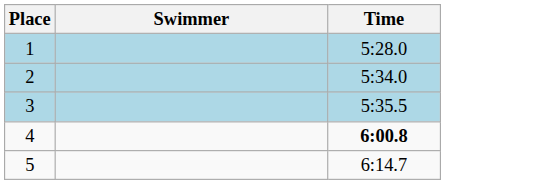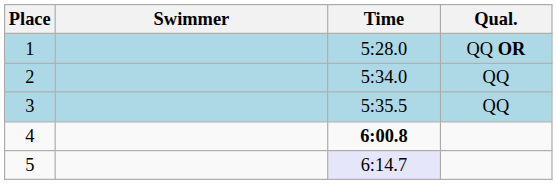+ column: (496, 19)
(384, 164) no background -> (384, 164) lavender background
